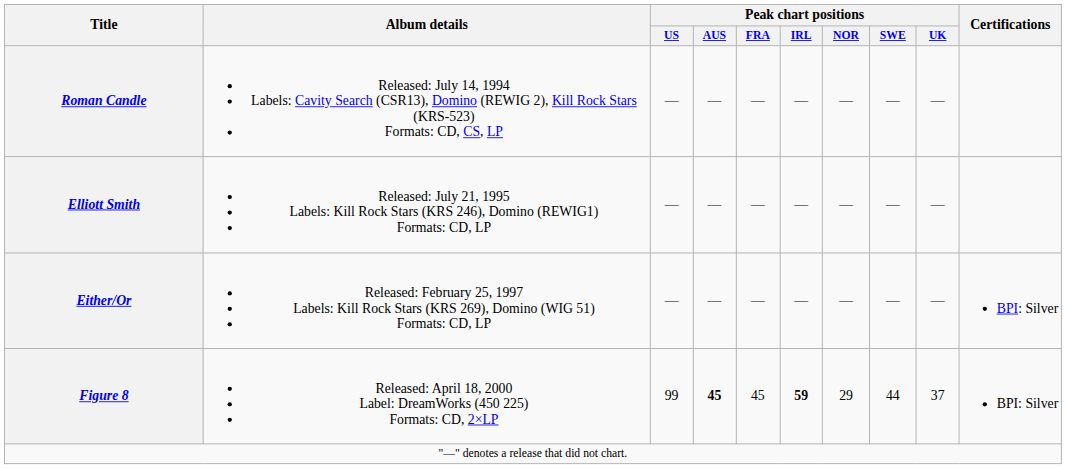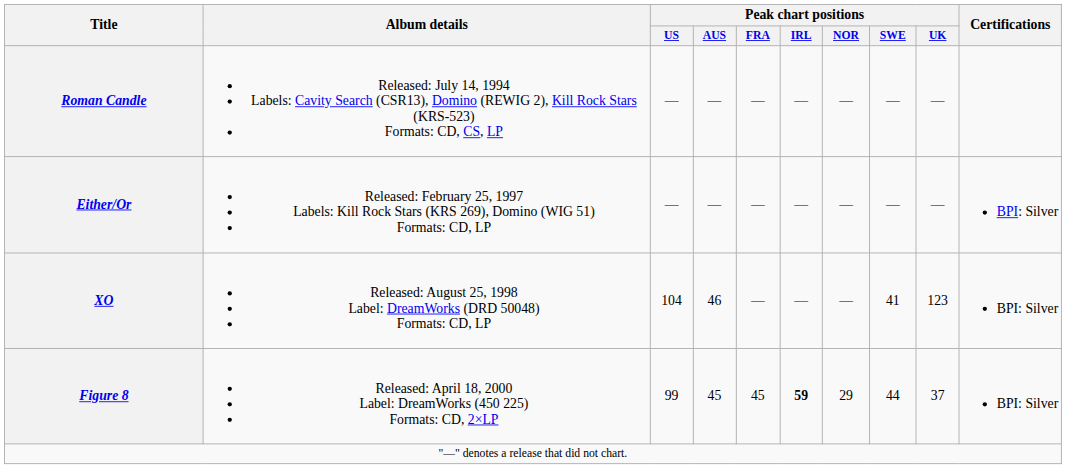- row: (104, 204)
+ row: (104, 300)
(714, 396) bold -> (714, 396) normal
